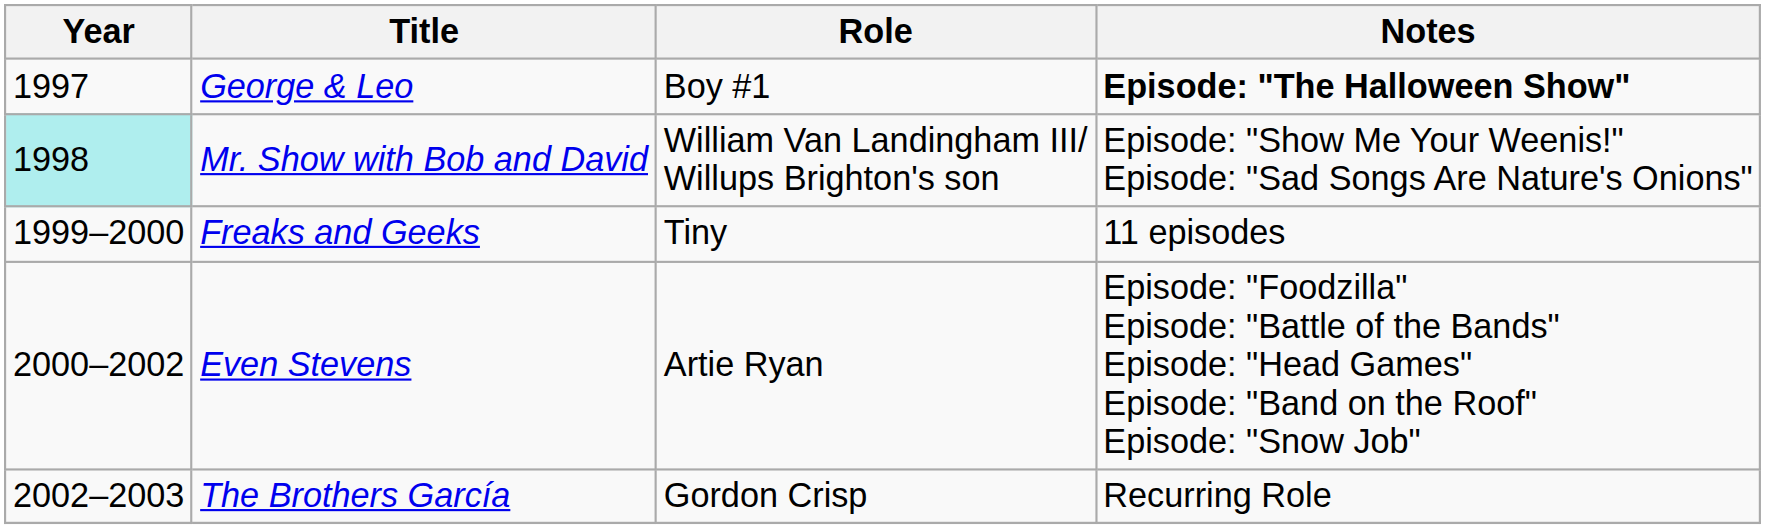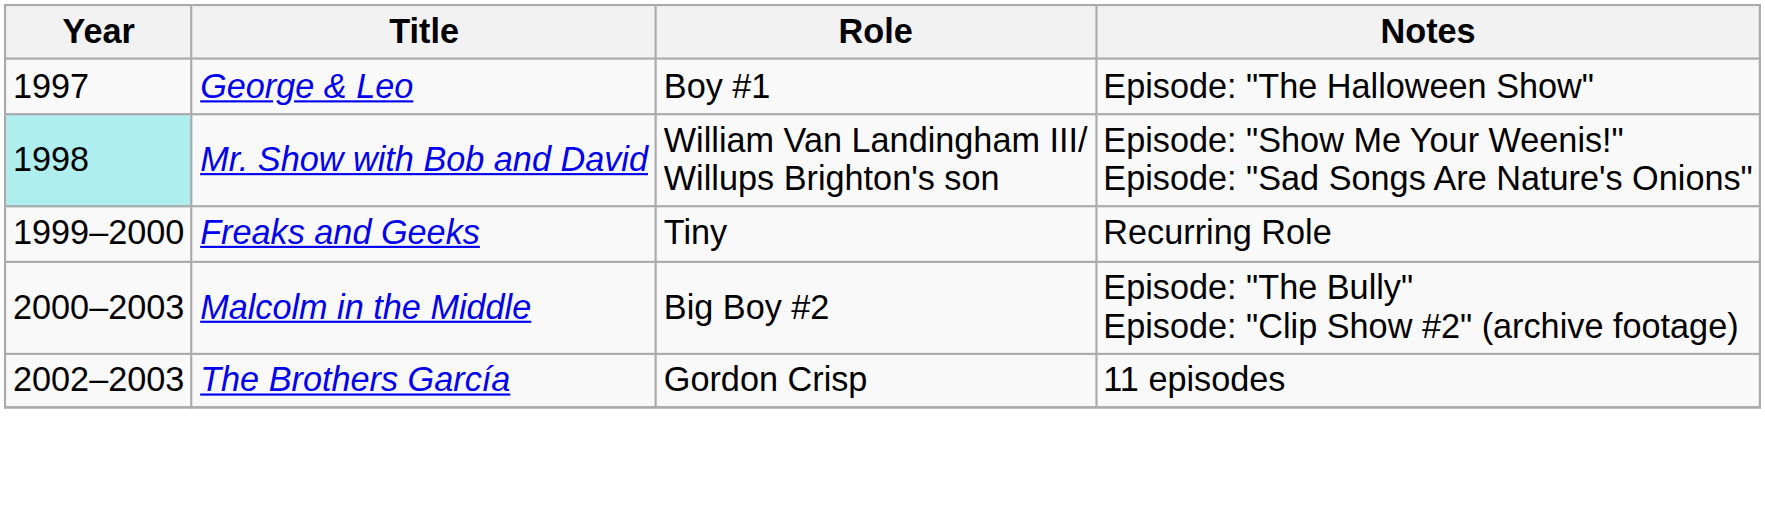(1367, 85) bold -> (1349, 85) normal
(1194, 233) 11 episodes -> (1218, 233) Recurring Role
+ row: (366, 306)
- row: (306, 364)
(1218, 495) Recurring Role -> (1194, 380) 11 episodes
